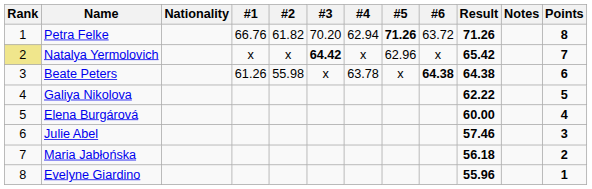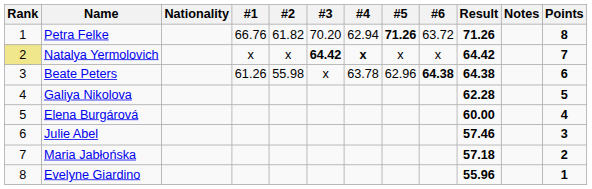(363, 54) normal -> (363, 54) bold
(401, 54) 62.96 -> (401, 54) x
(479, 54) 65.42 -> (479, 54) 64.42
(401, 74) x -> (401, 74) 62.96
(479, 94) 62.22 -> (479, 94) 62.28
(479, 154) 56.18 -> (479, 154) 57.18
